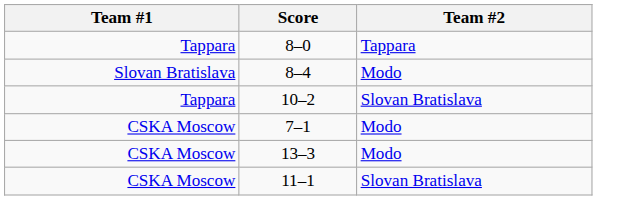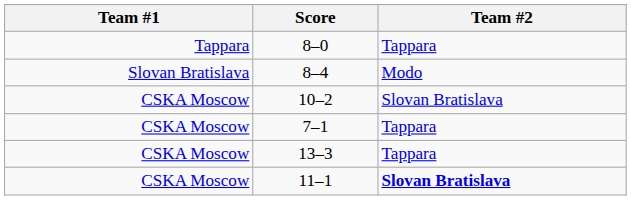(208, 99) Tappara -> (195, 99) CSKA Moscow
(381, 126) Modo -> (409, 126) Tappara
(381, 153) Modo -> (409, 153) Tappara
(421, 180) normal -> (446, 180) bold
